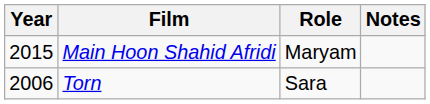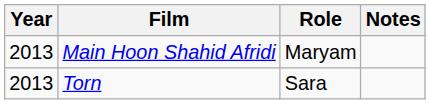(31, 51) 2015 -> (31, 51) 2013
(31, 83) 2006 -> (31, 83) 2013
